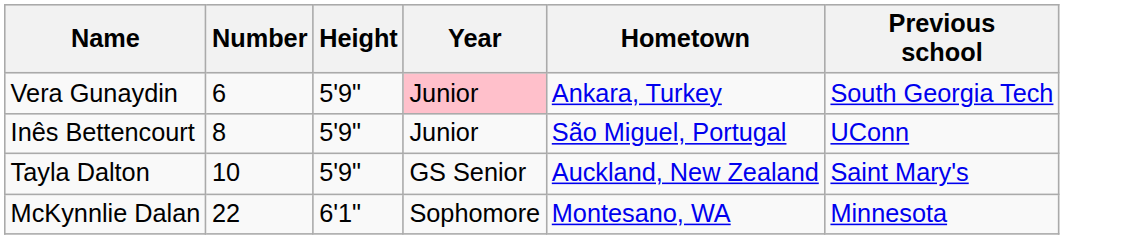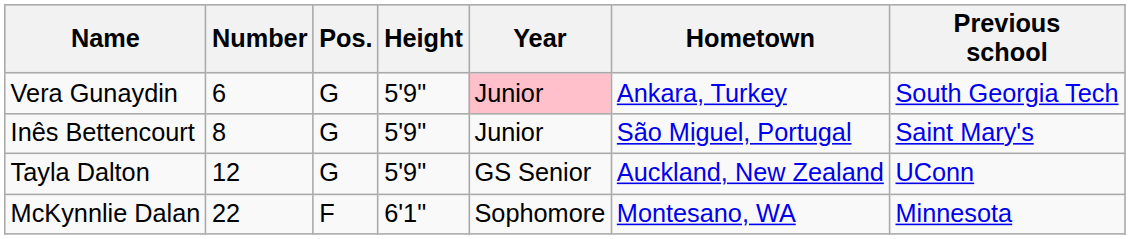+ column: (346, 38)
(870, 133) UConn -> (965, 133) Saint Mary's
(226, 173) 10 -> (226, 173) 12
(900, 173) Saint Mary's -> (935, 173) UConn
